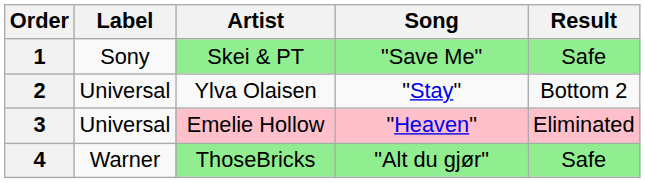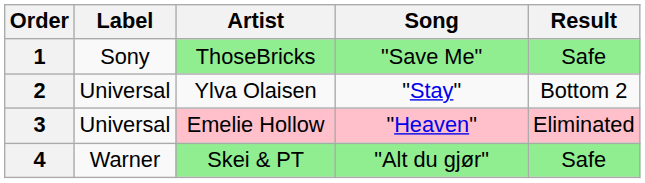(256, 56) Skei & PT -> (256, 56) ThoseBricks
(256, 159) ThoseBricks -> (256, 159) Skei & PT
